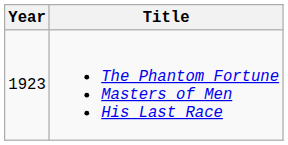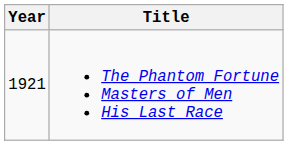(27, 85) 1923 -> (27, 85) 1921
